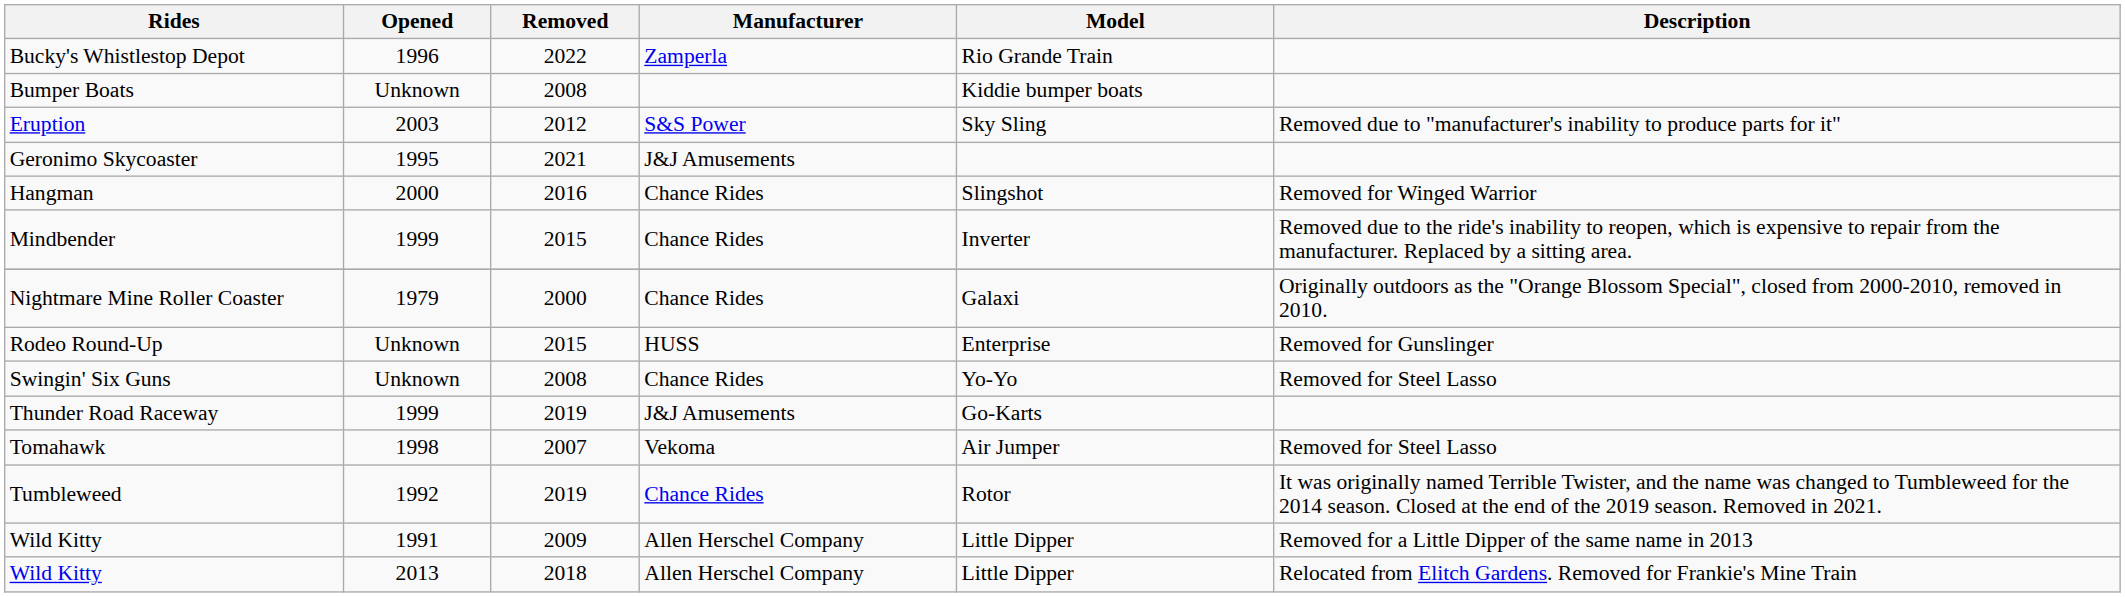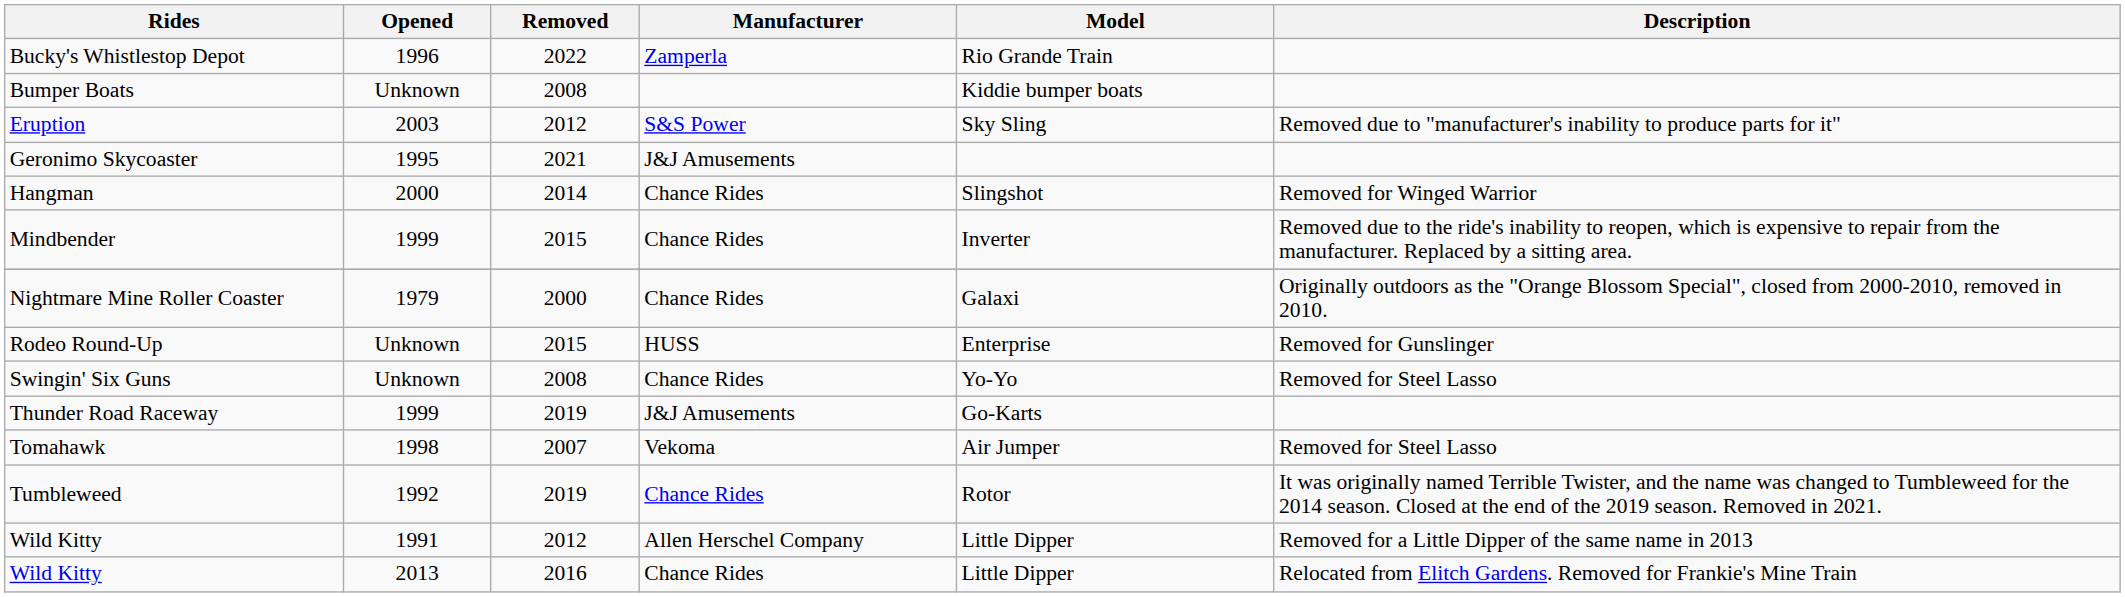(565, 192) 2016 -> (565, 192) 2014
(565, 539) 2009 -> (565, 539) 2012
(565, 574) 2018 -> (565, 574) 2016
(754, 574) Allen Herschel Company -> (704, 574) Chance Rides
